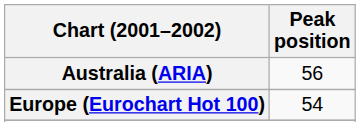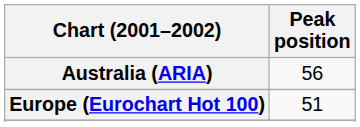(312, 104) 54 -> (312, 104) 51
